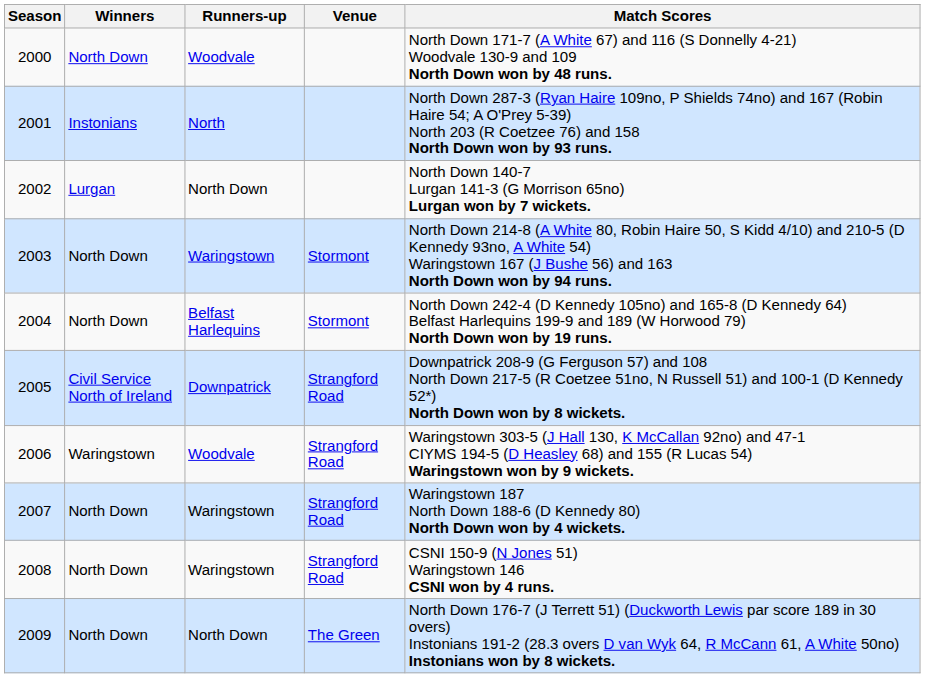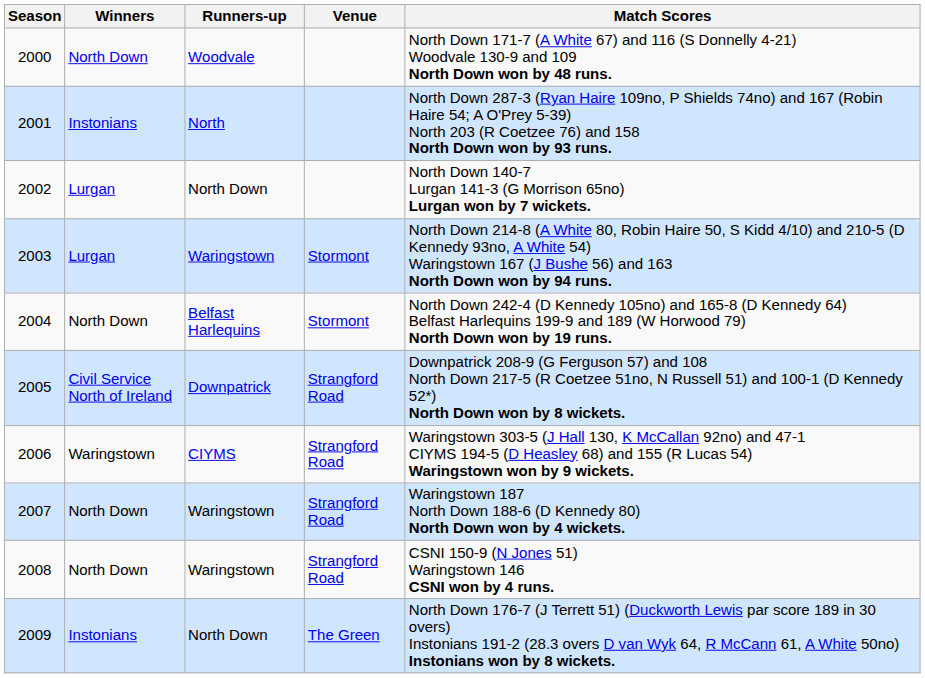(108, 255) North Down -> (92, 255) Lurgan
(221, 454) Woodvale -> (212, 454) CIYMS
(108, 635) North Down -> (103, 635) Instonians
